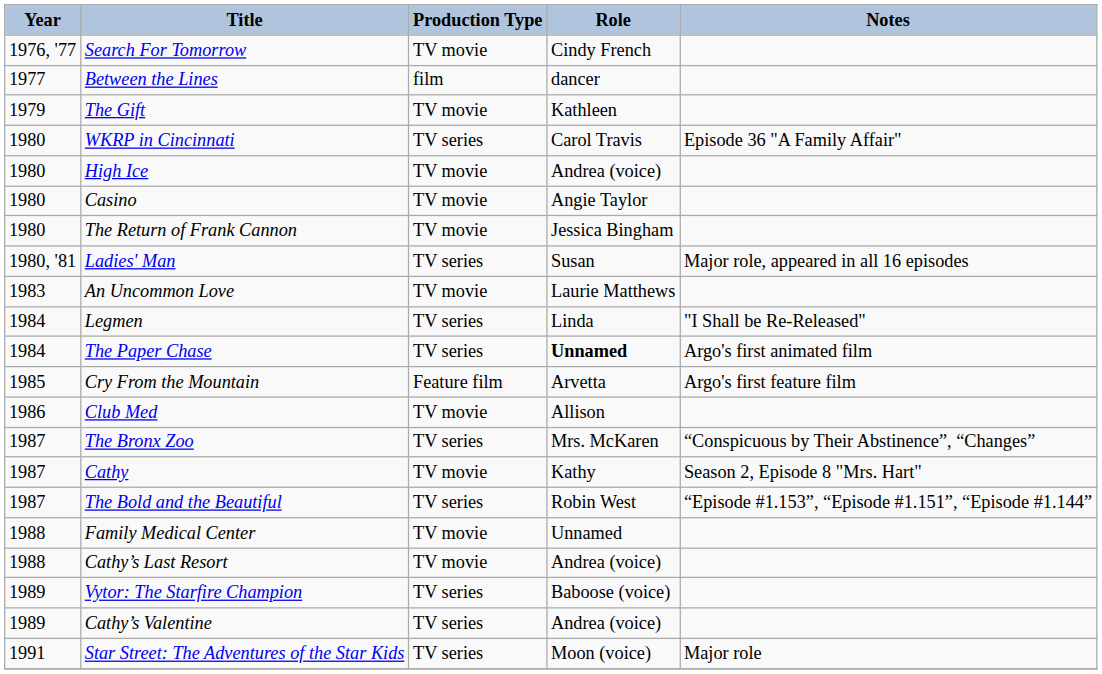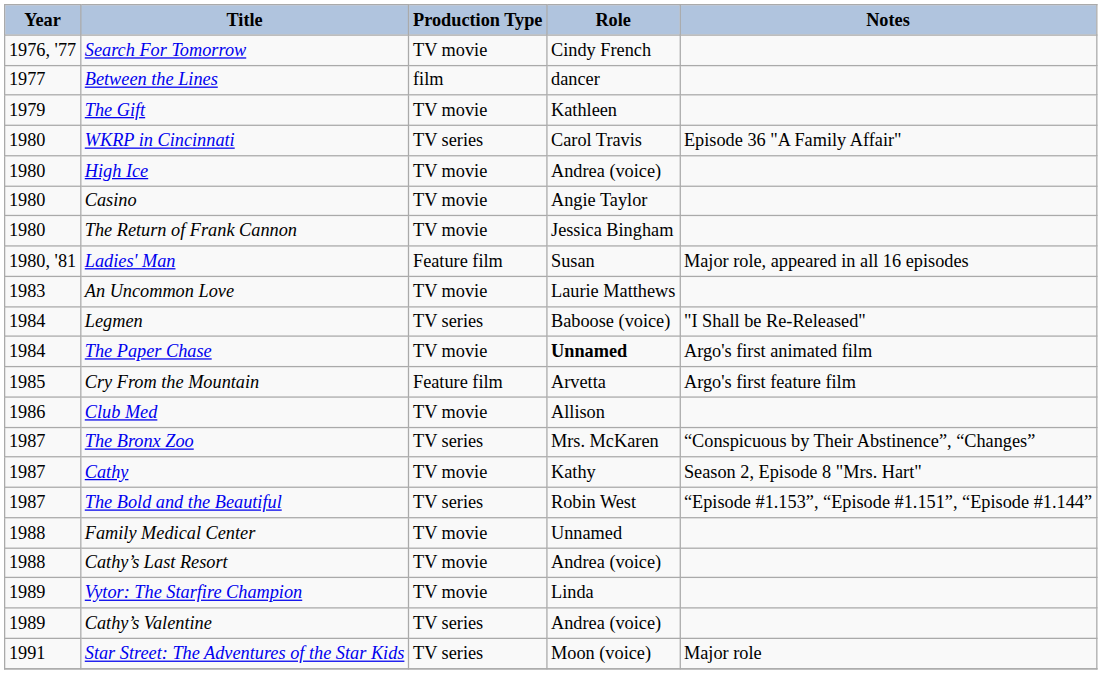(448, 261) TV series -> (458, 261) Feature film
(572, 321) Linda -> (611, 321) Baboose (voice)
(448, 351) TV series -> (450, 351) TV movie
(448, 593) TV series -> (450, 593) TV movie
(611, 593) Baboose (voice) -> (572, 593) Linda
